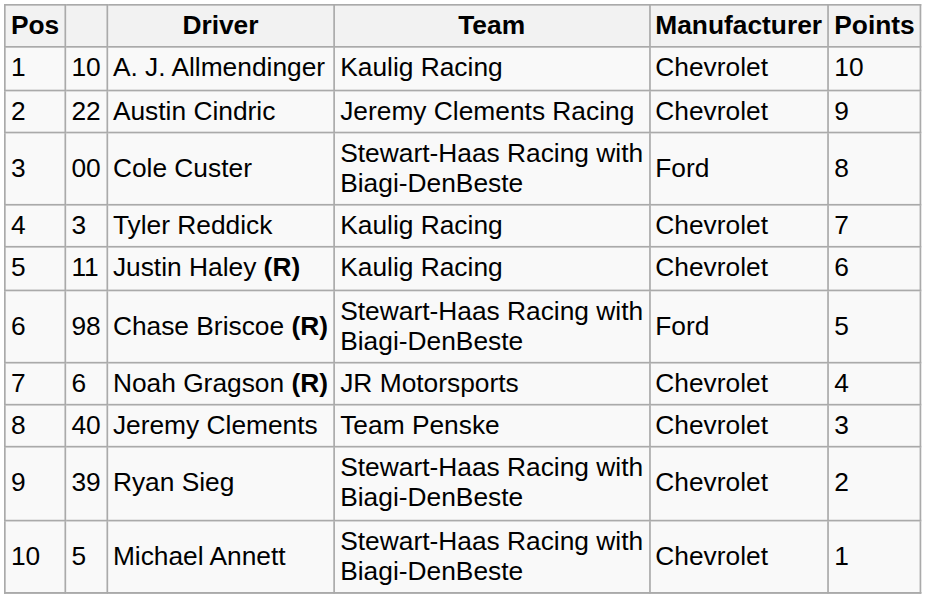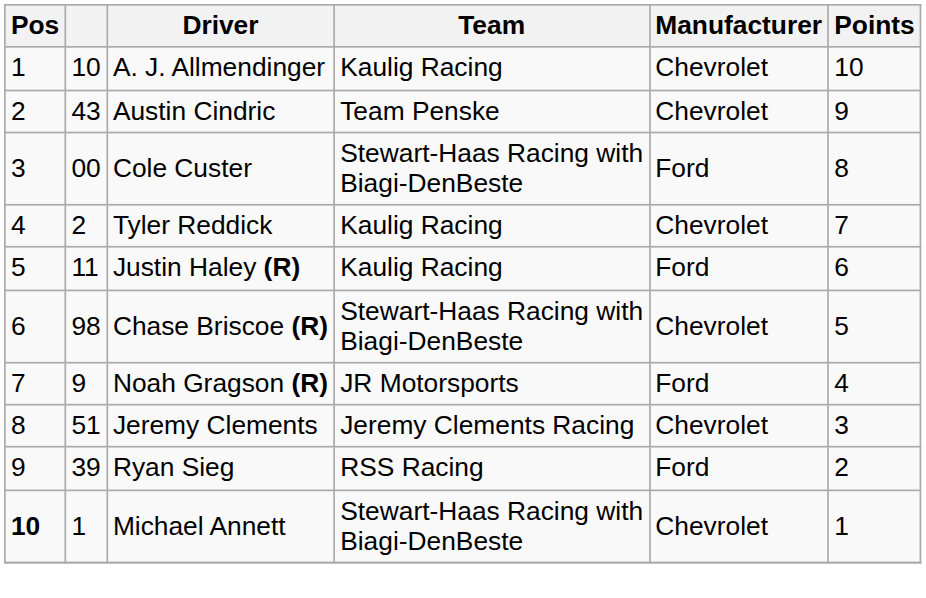(86, 110) 22 -> (86, 110) 43
(487, 110) Jeremy Clements Racing -> (420, 110) Team Penske
(79, 225) 3 -> (79, 225) 2
(712, 267) Chevrolet -> (682, 267) Ford
(682, 325) Ford -> (712, 325) Chevrolet
(79, 382) 6 -> (79, 382) 9
(712, 382) Chevrolet -> (682, 382) Ford
(86, 425) 40 -> (86, 425) 51
(420, 425) Team Penske -> (487, 425) Jeremy Clements Racing
(492, 482) Stewart-Haas Racing with Biagi-DenBeste -> (412, 467) RSS Racing
(712, 482) Chevrolet -> (682, 467) Ford
(26, 555) normal -> (26, 525) bold
(79, 555) 5 -> (79, 525) 1
